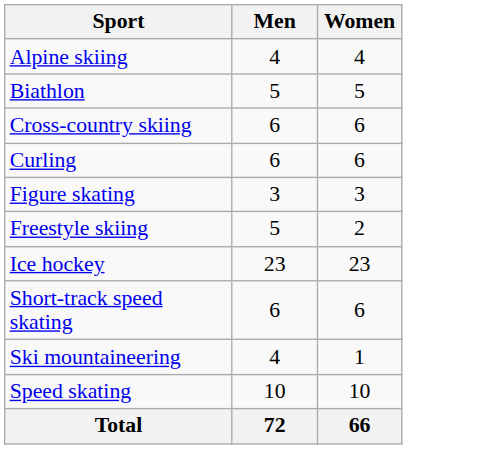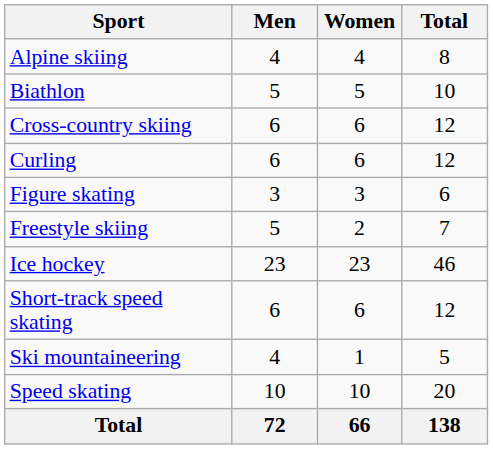+ column: (444, 21)
